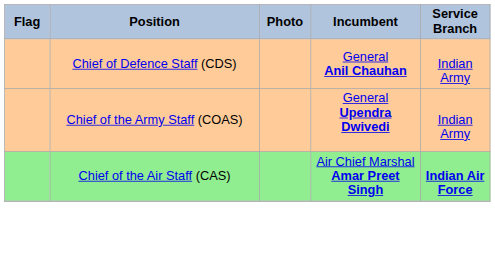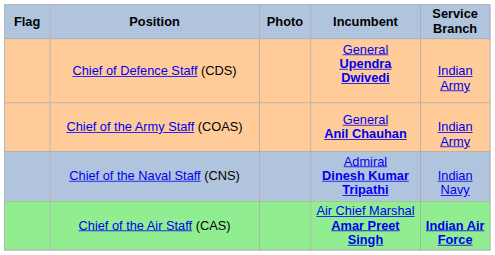(365, 63) General Anil Chauhan -> (365, 63) General Upendra Dwivedi
(365, 112) General Upendra Dwivedi -> (365, 127) General Anil Chauhan
+ row: (155, 176)
